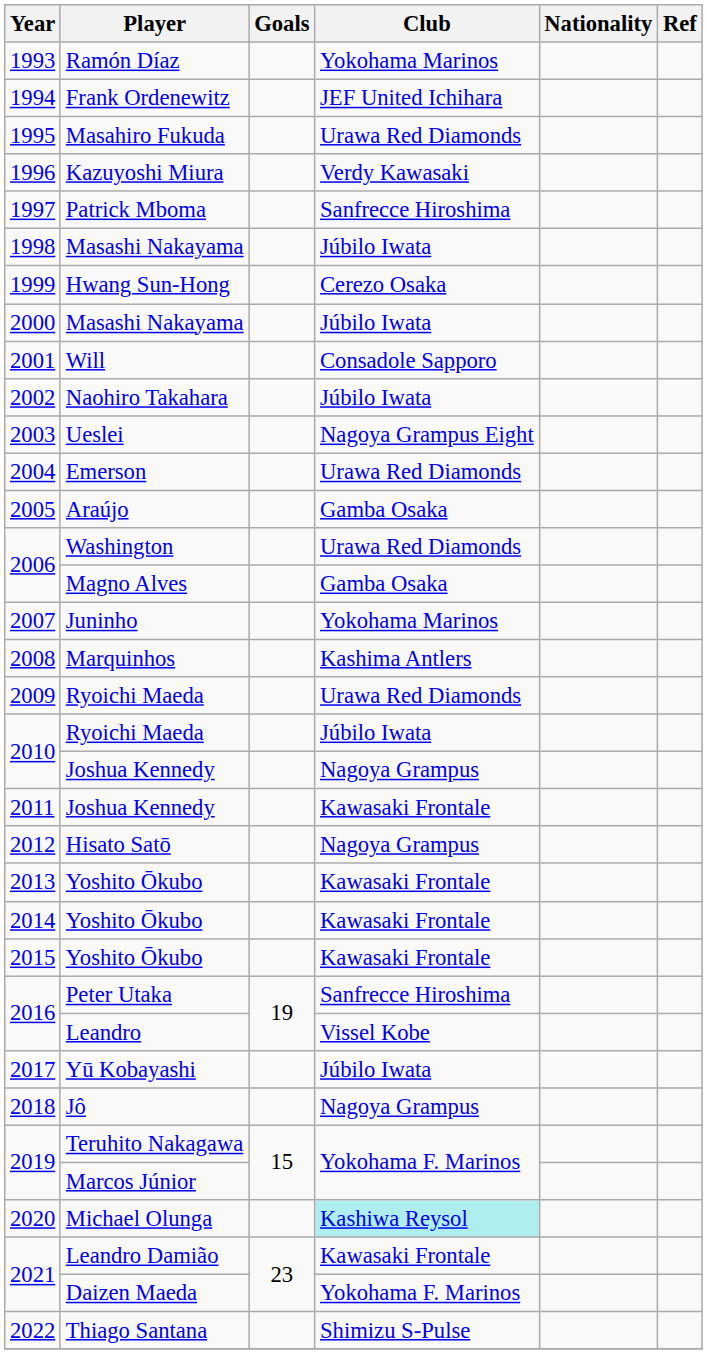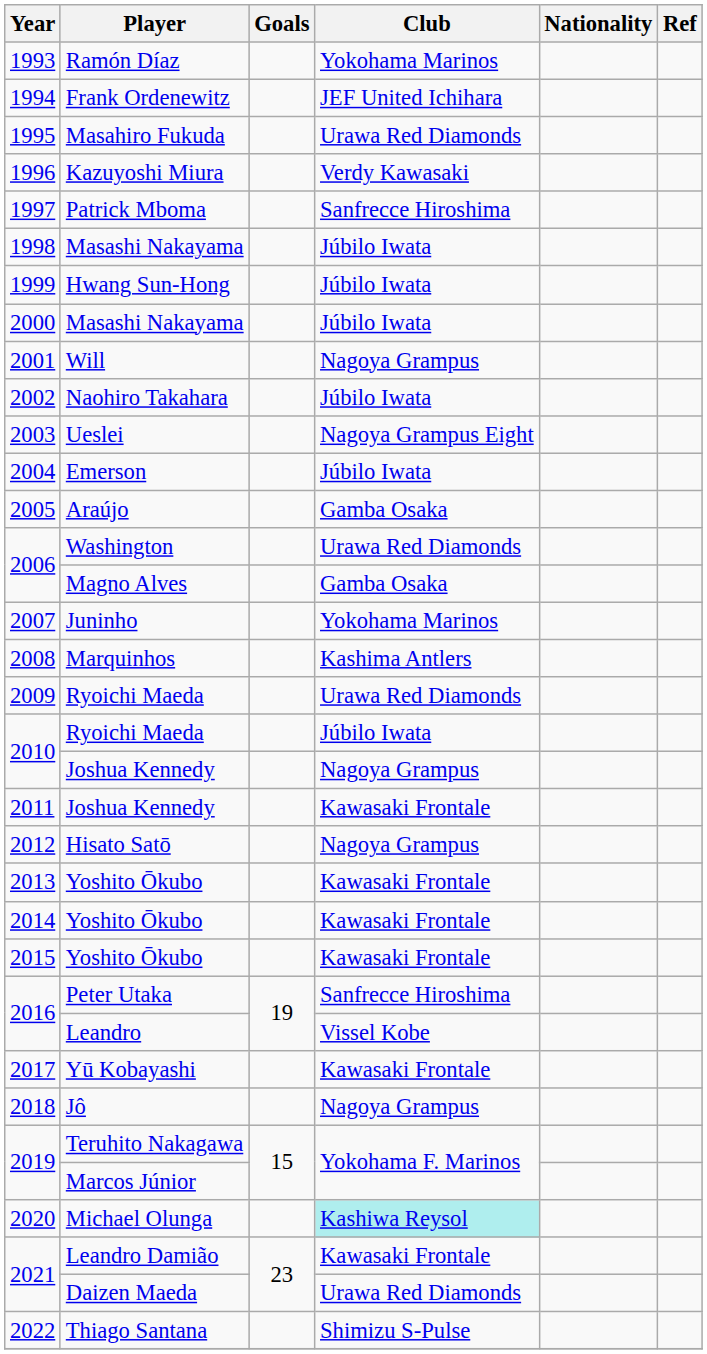(383, 284) Cerezo Osaka -> (376, 284) Júbilo Iwata
(408, 359) Consadole Sapporo -> (400, 359) Nagoya Grampus
(421, 471) Urawa Red Diamonds -> (376, 471) Júbilo Iwata
(376, 1068) Júbilo Iwata -> (405, 1068) Kawasaki Frontale
(420, 1293) Yokohama F. Marinos -> (421, 1293) Urawa Red Diamonds
